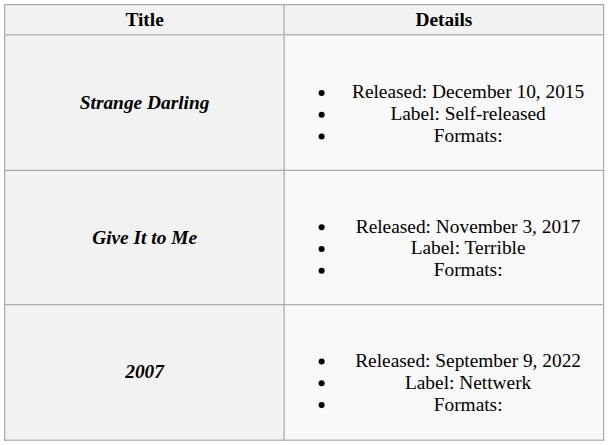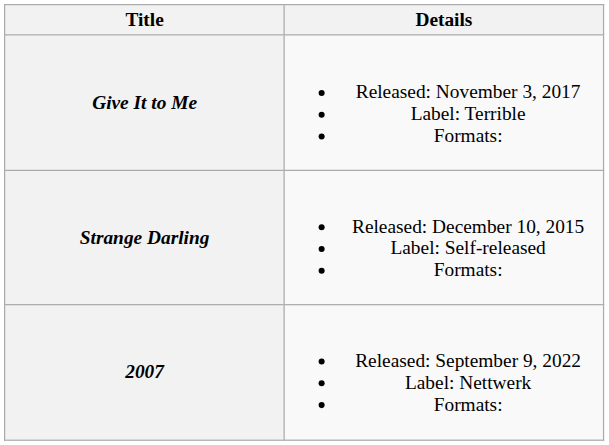rows swapped: (145, 102) <-> (145, 237)
